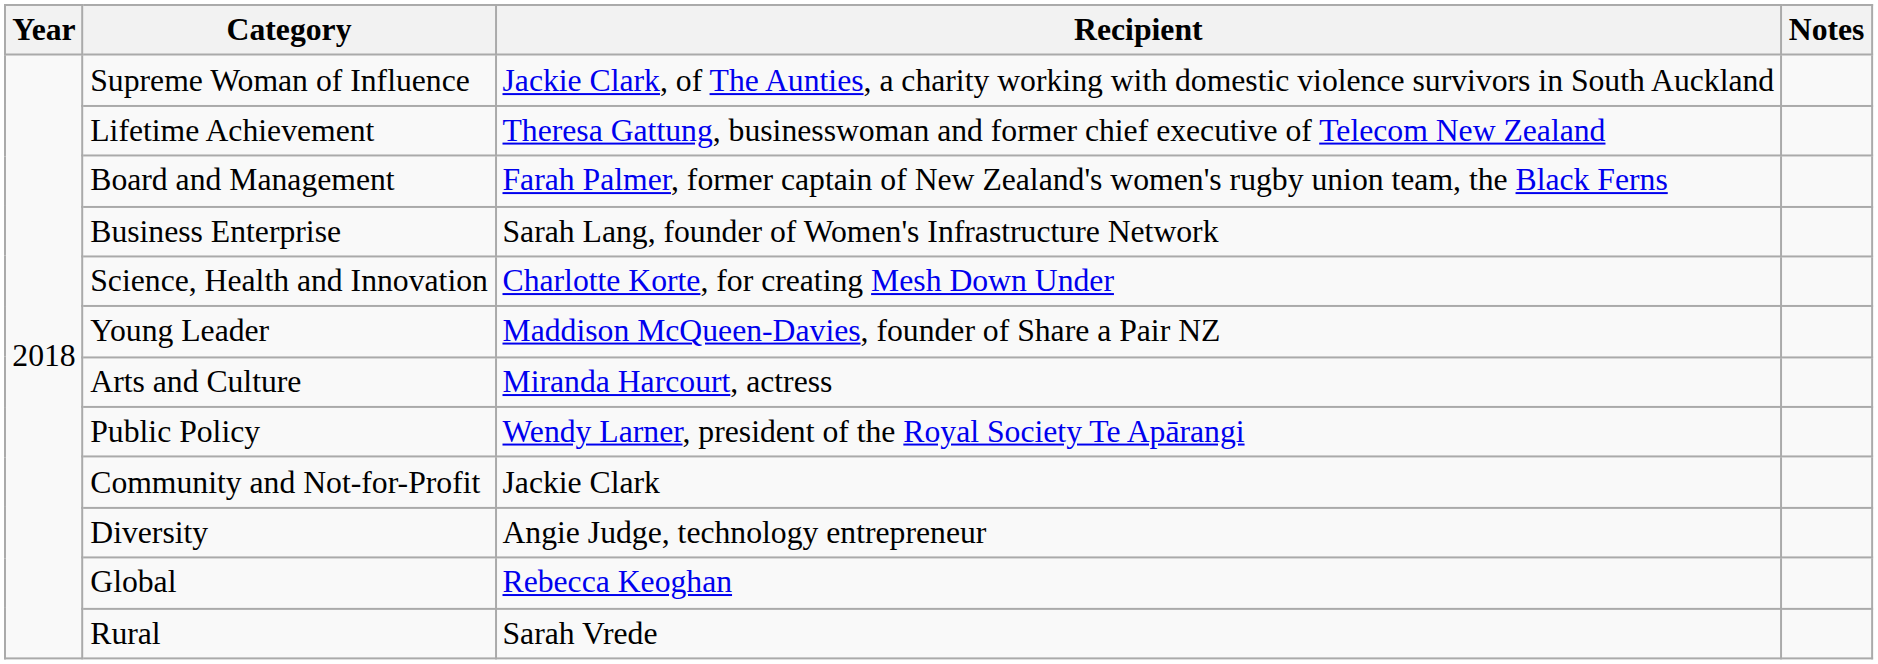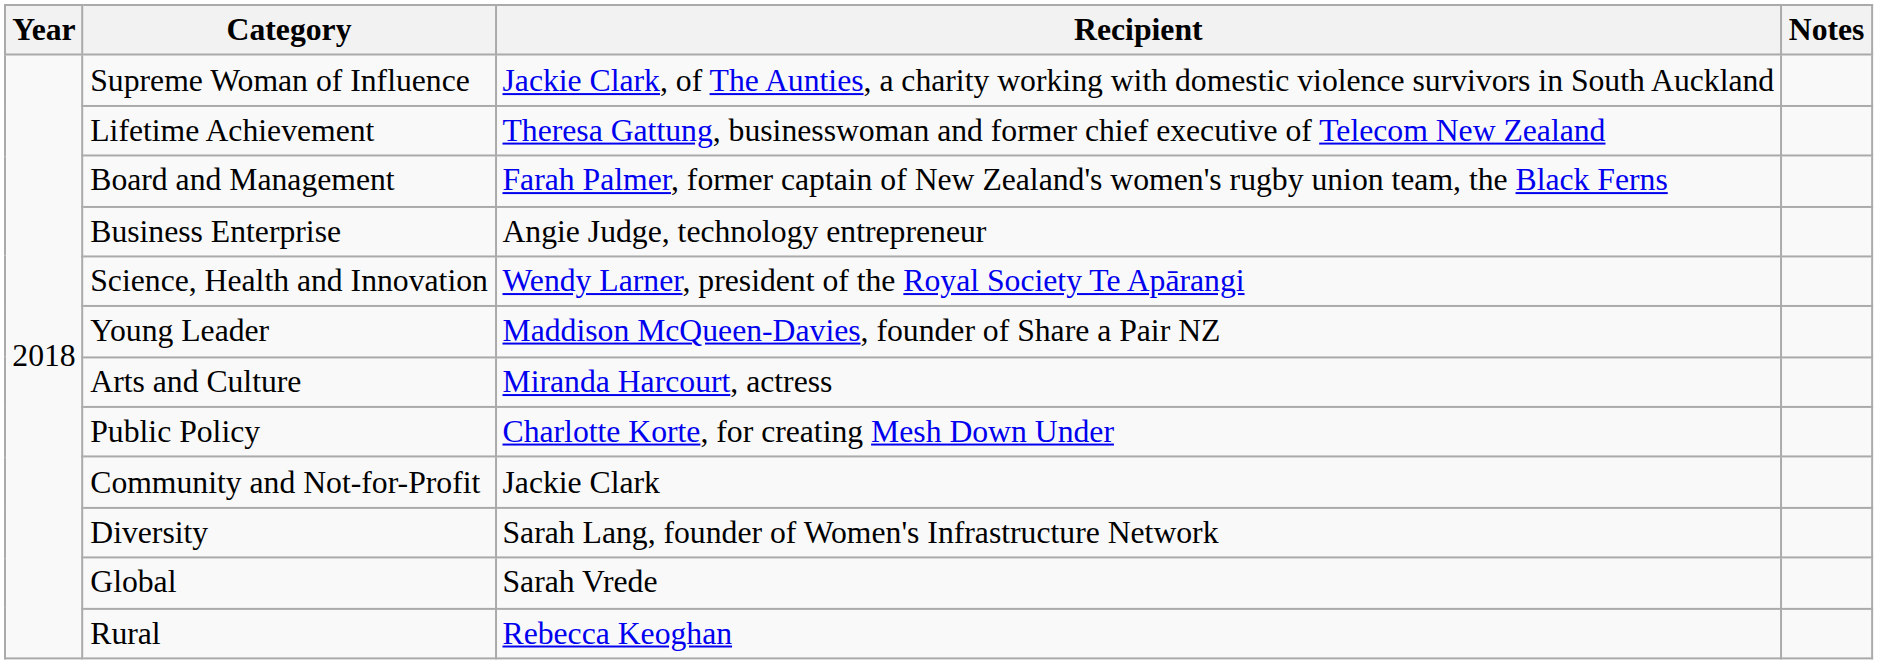(861, 230) Sarah Lang, founder of Women's Infrastructure Network -> (744, 230) Angie Judge, technology entrepreneur
(808, 280) Charlotte Korte, for creating Mesh Down Under -> (874, 280) Wendy Larner, president of the Royal Society Te Apārangi
(874, 431) Wendy Larner, president of the Royal Society Te Apārangi -> (808, 431) Charlotte Korte, for creating Mesh Down Under
(744, 532) Angie Judge, technology entrepreneur -> (861, 532) Sarah Lang, founder of Women's Infrastructure Network
(617, 582) Rebecca Keoghan -> (580, 582) Sarah Vrede
(580, 632) Sarah Vrede -> (617, 632) Rebecca Keoghan
